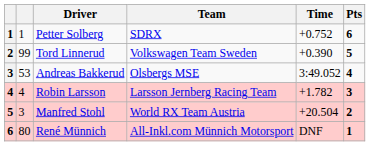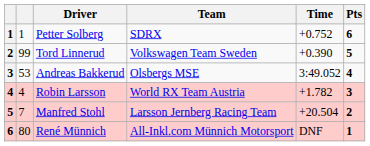(203, 92) Larsson Jernberg Racing Team -> (187, 92) World RX Team Austria
(22, 112) 3 -> (22, 112) 7
(187, 112) World RX Team Austria -> (203, 112) Larsson Jernberg Racing Team
